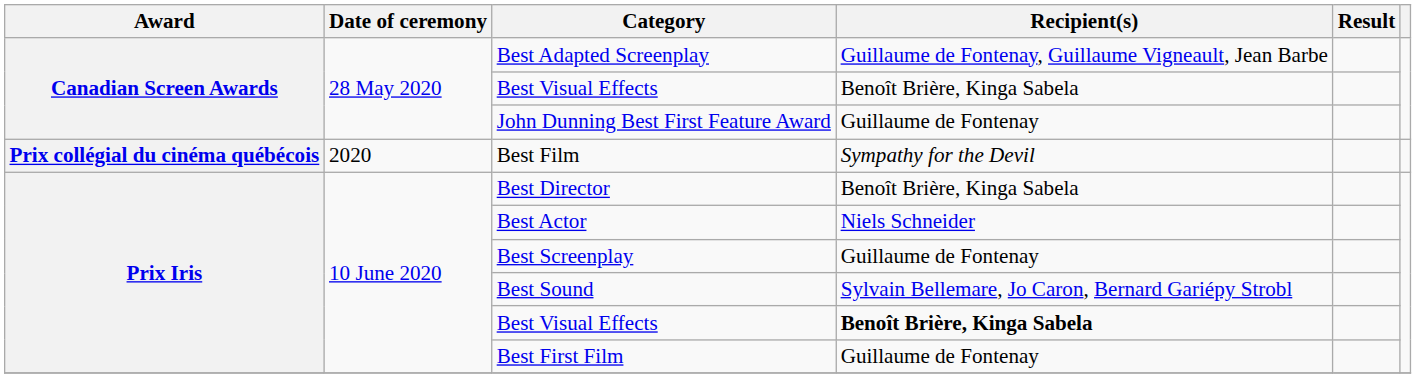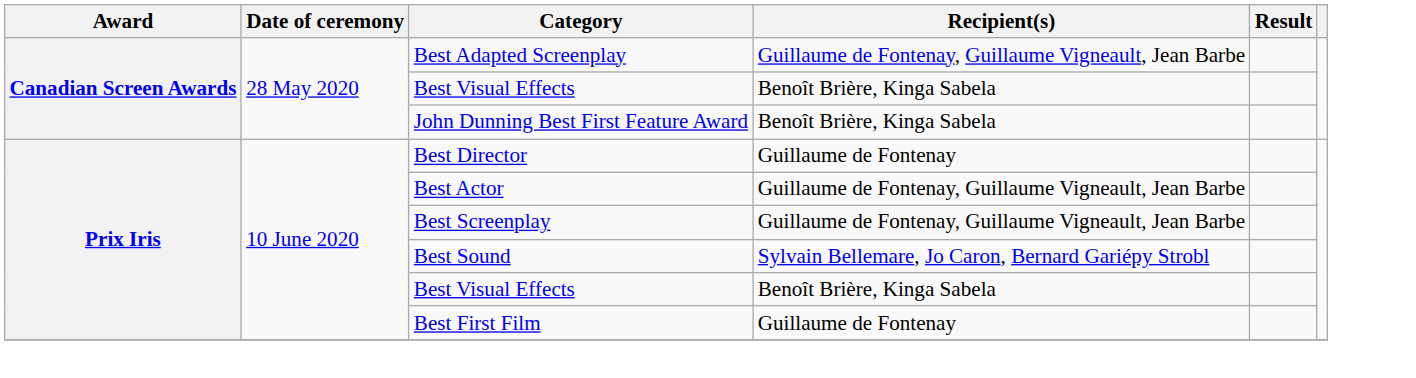(940, 121) Guillaume de Fontenay -> (877, 121) Benoît Brière, Kinga Sabela
- row: (164, 155)
(960, 188) Benoît Brière, Kinga Sabela -> (857, 155) Guillaume de Fontenay
(908, 222) Niels Schneider -> (1001, 188) Guillaume de Fontenay, Guillaume Vigneault, Jean Barbe
(940, 255) Guillaume de Fontenay -> (1001, 222) Guillaume de Fontenay, Guillaume Vigneault, Jean Barbe
(967, 322) bold -> (877, 289) normal
